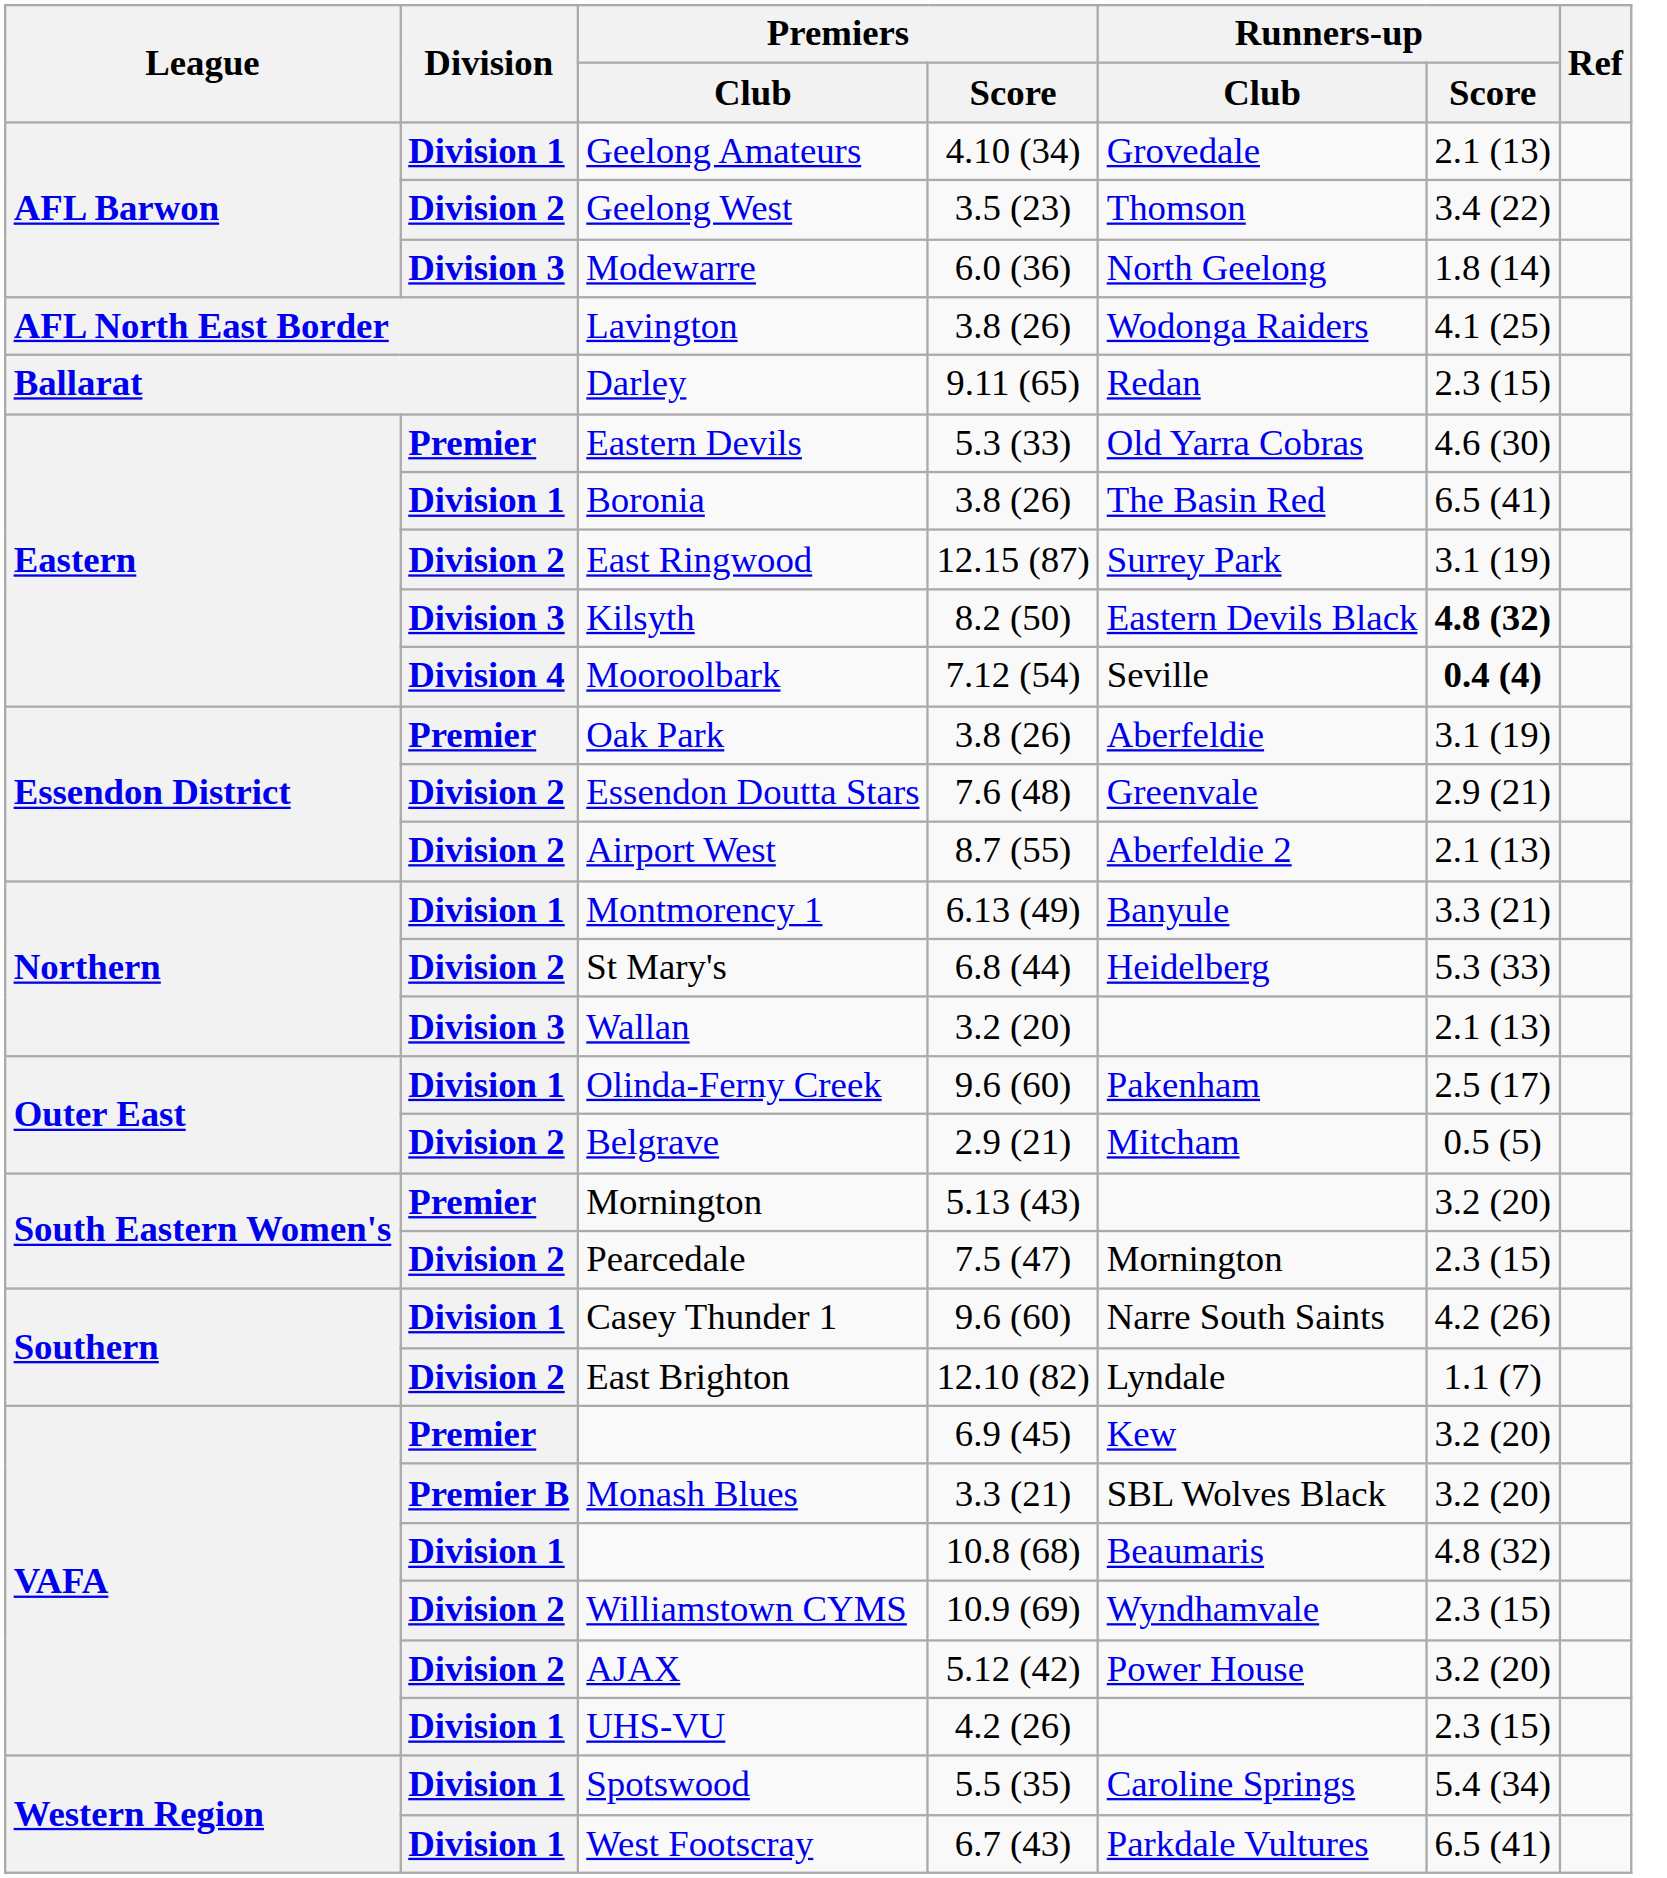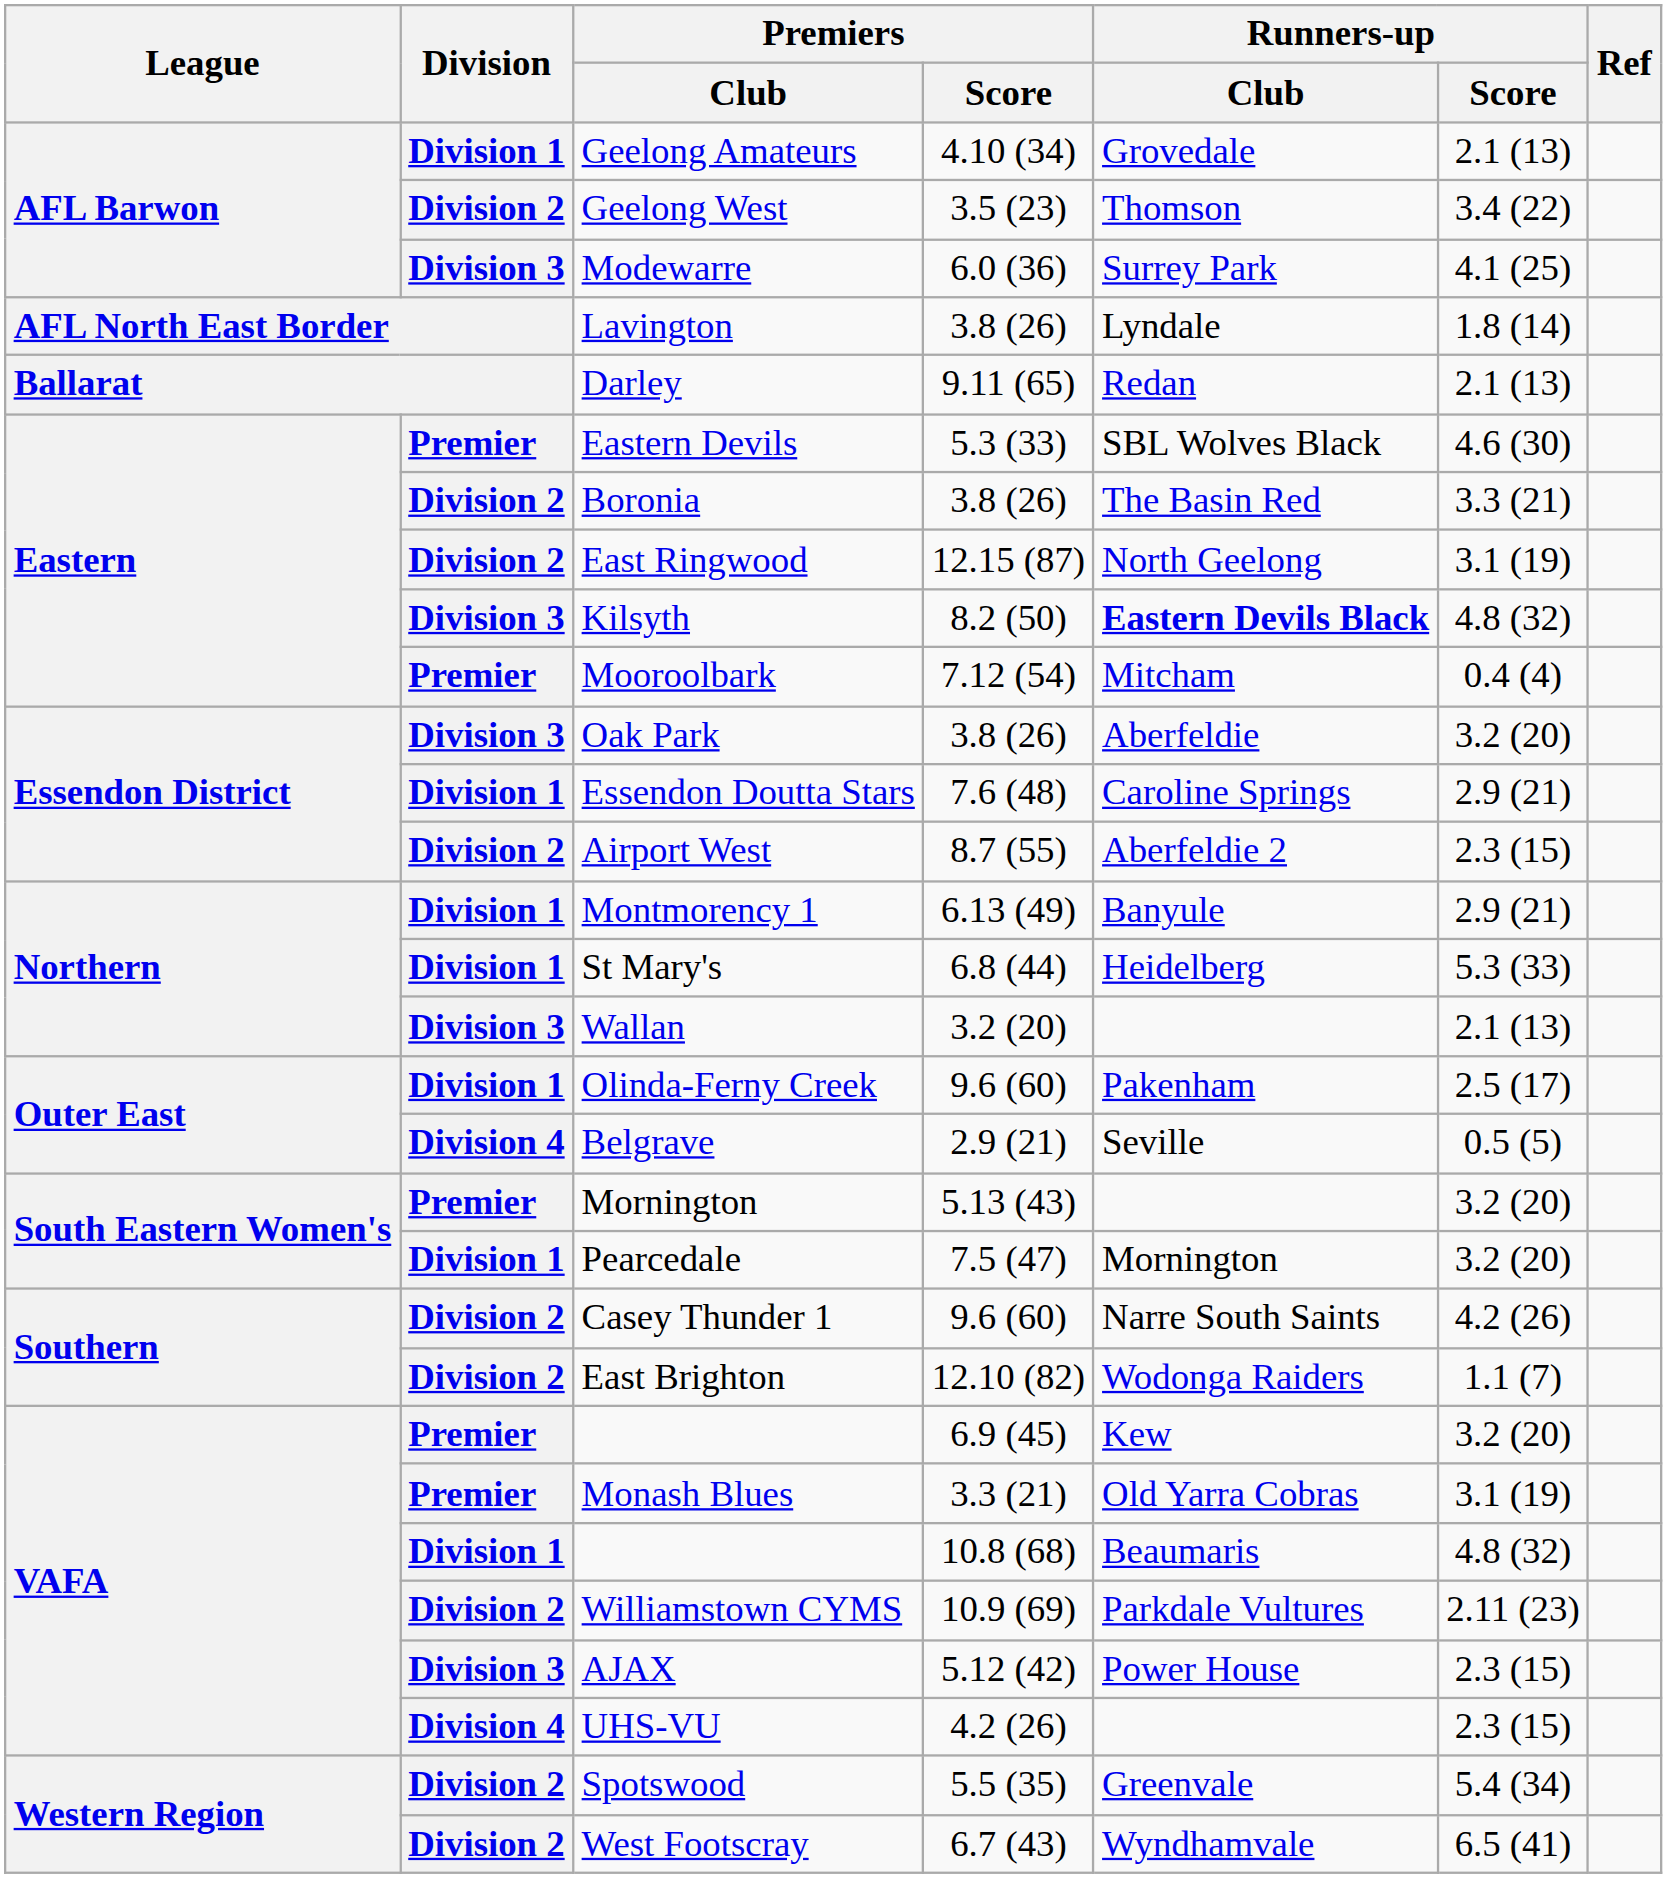(1217, 267) North Geelong -> (1189, 267) Surrey Park
(1493, 267) 1.8 (14) -> (1513, 267) 4.1 (25)
(1238, 325) Wodonga Raiders -> (1161, 325) Lyndale
(1493, 325) 4.1 (25) -> (1513, 325) 1.8 (14)
(1493, 383) 2.3 (15) -> (1513, 383) 2.1 (13)
(1235, 442) Old Yarra Cobras -> (1242, 442) SBL Wolves Black
(486, 500) Division 1 -> (486, 500) Division 2
(1493, 500) 6.5 (41) -> (1513, 500) 3.3 (21)
(1194, 558) Surrey Park -> (1212, 558) North Geelong
(1262, 617) normal -> (1266, 617) bold
(1493, 617) bold -> (1513, 617) normal
(486, 675) Division 4 -> (472, 675) Premier
(1158, 675) Seville -> (1169, 675) Mitcham
(1493, 675) bold -> (1513, 675) normal
(472, 734) Premier -> (486, 734) Division 3
(1493, 734) 3.1 (19) -> (1513, 734) 3.2 (20)
(486, 792) Division 2 -> (486, 792) Division 1
(1182, 792) Greenvale -> (1226, 792) Caroline Springs
(1493, 850) 2.1 (13) -> (1513, 850) 2.3 (15)
(1493, 909) 3.3 (21) -> (1513, 909) 2.9 (21)
(486, 967) Division 2 -> (486, 967) Division 1
(486, 1142) Division 2 -> (486, 1142) Division 4
(1173, 1142) Mitcham -> (1153, 1142) Seville
(486, 1259) Division 2 -> (486, 1259) Division 1
(1493, 1259) 2.3 (15) -> (1513, 1259) 3.2 (20)
(486, 1317) Division 1 -> (486, 1317) Division 2
(1166, 1376) Lyndale -> (1233, 1376) Wodonga Raiders
(489, 1492) Premier B -> (472, 1492) Premier
(1246, 1492) SBL Wolves Black -> (1230, 1492) Old Yarra Cobras
(1493, 1492) 3.2 (20) -> (1513, 1492) 3.1 (19)
(1213, 1609) Wyndhamvale -> (1233, 1609) Parkdale Vultures
(1493, 1609) 2.3 (15) -> (1513, 1609) 2.11 (23)
(486, 1667) Division 2 -> (486, 1667) Division 3
(1493, 1667) 3.2 (20) -> (1513, 1667) 2.3 (15)
(486, 1726) Division 1 -> (486, 1726) Division 4
(486, 1784) Division 1 -> (486, 1784) Division 2
(1231, 1784) Caroline Springs -> (1178, 1784) Greenvale
(486, 1842) Division 1 -> (486, 1842) Division 2
(1238, 1842) Parkdale Vultures -> (1208, 1842) Wyndhamvale
